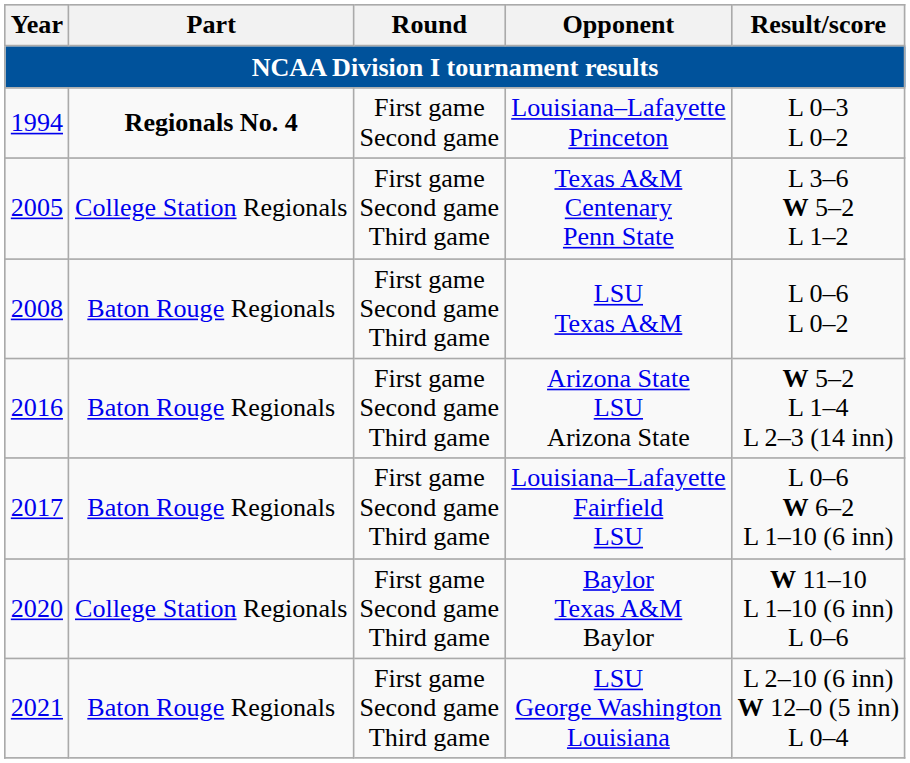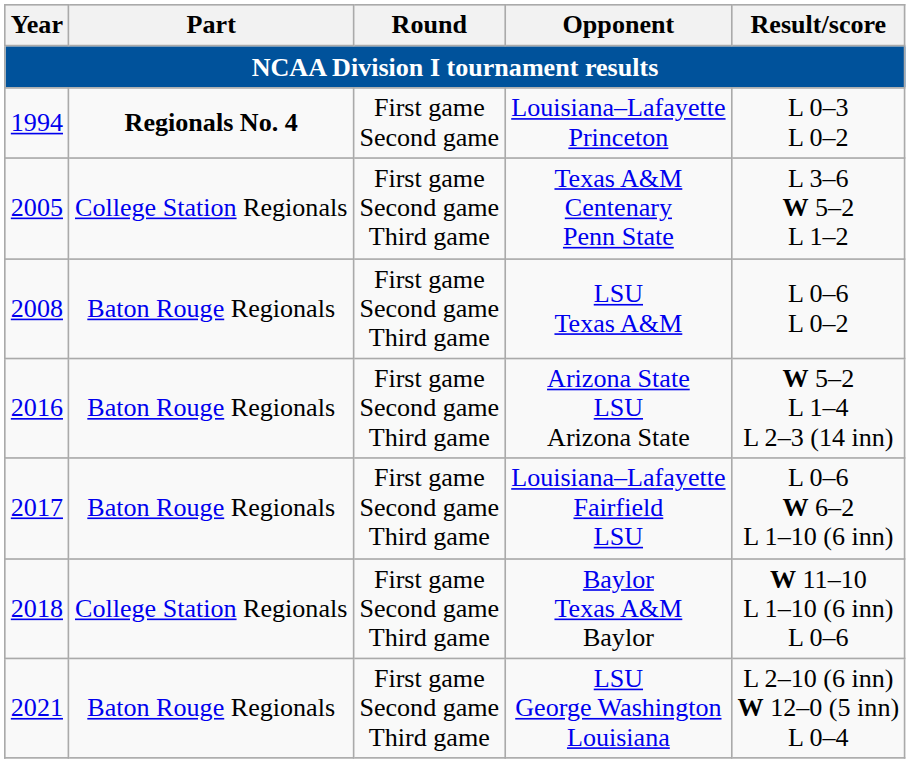(37, 608) 2020 -> (37, 608) 2018
